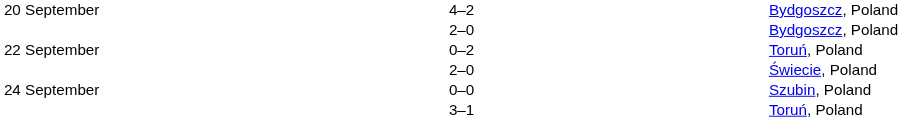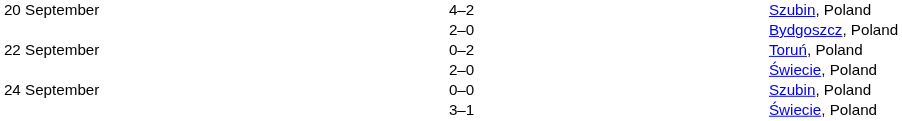(834, 10) Bydgoszcz, Poland -> (820, 10) Szubin, Poland
(816, 110) Toruń, Poland -> (823, 110) Świecie, Poland
